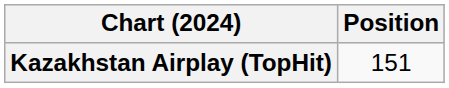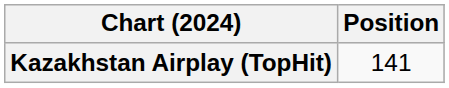(391, 62) 151 -> (391, 62) 141
